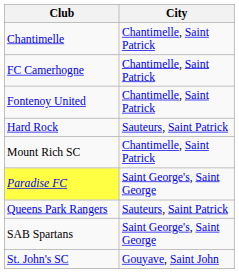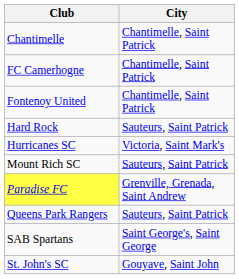+ row: (41, 145)
(165, 152) Chantimelle, Saint Patrick -> (175, 164) Sauteurs, Saint Patrick
(171, 184) Saint George's, Saint George -> (168, 189) Grenville, Grenada, Saint Andrew
